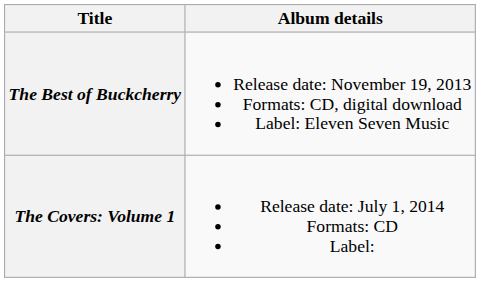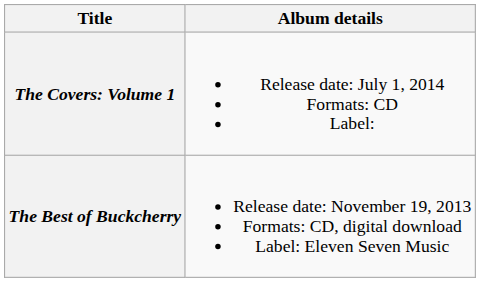rows swapped: (95, 93) <-> (95, 216)
